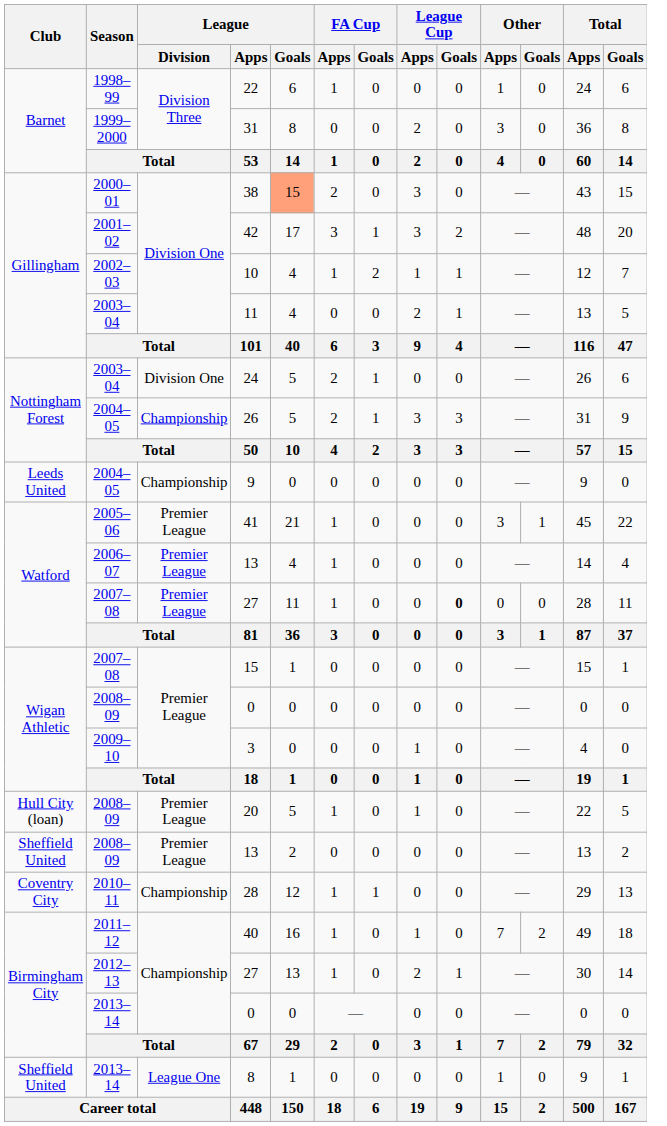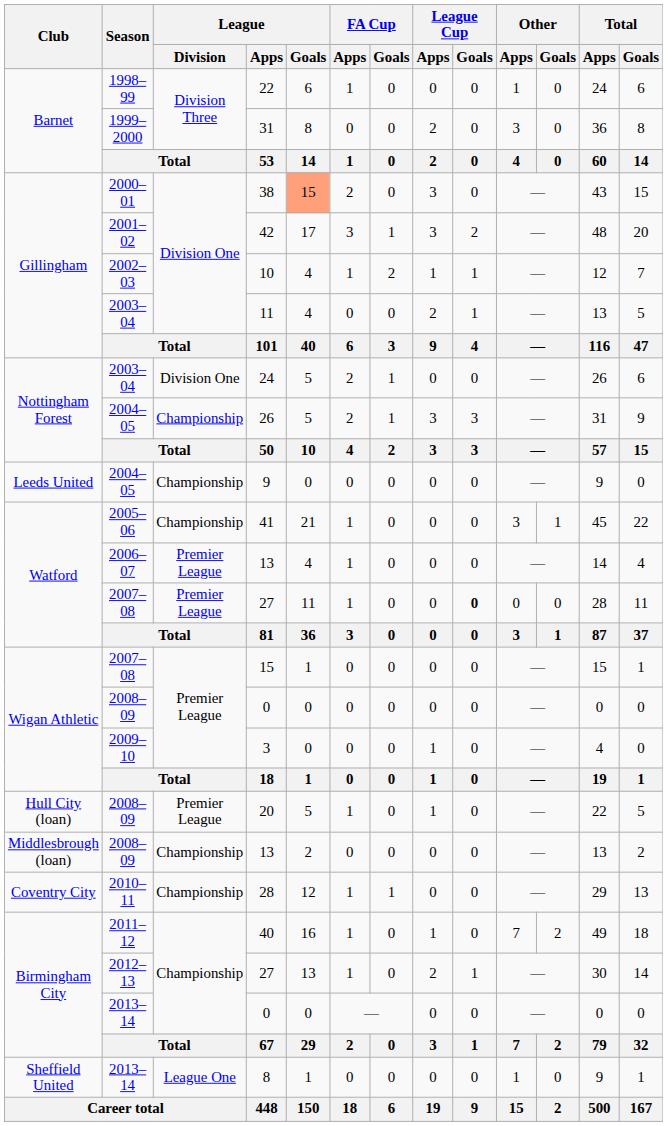(184, 522) Premier League -> (200, 522) Championship
(46, 852) Sheffield United -> (53, 852) Middlesbrough (loan)
(184, 852) Premier League -> (200, 852) Championship
